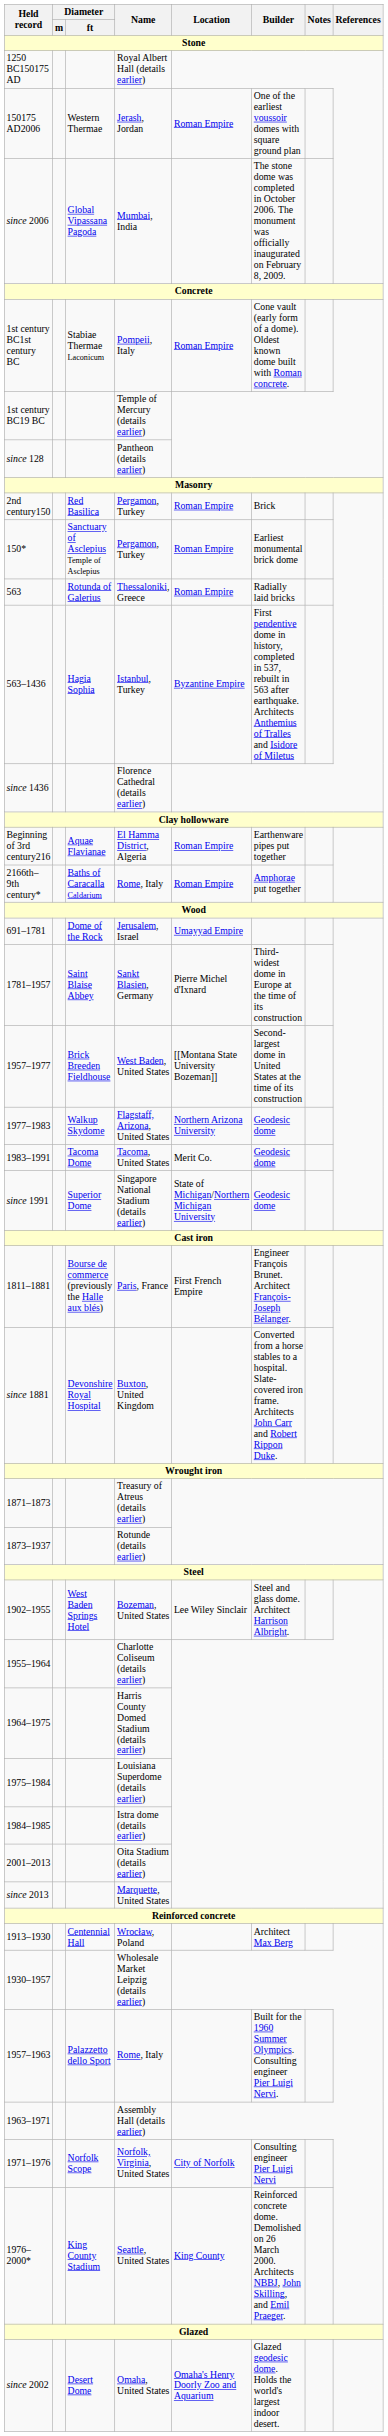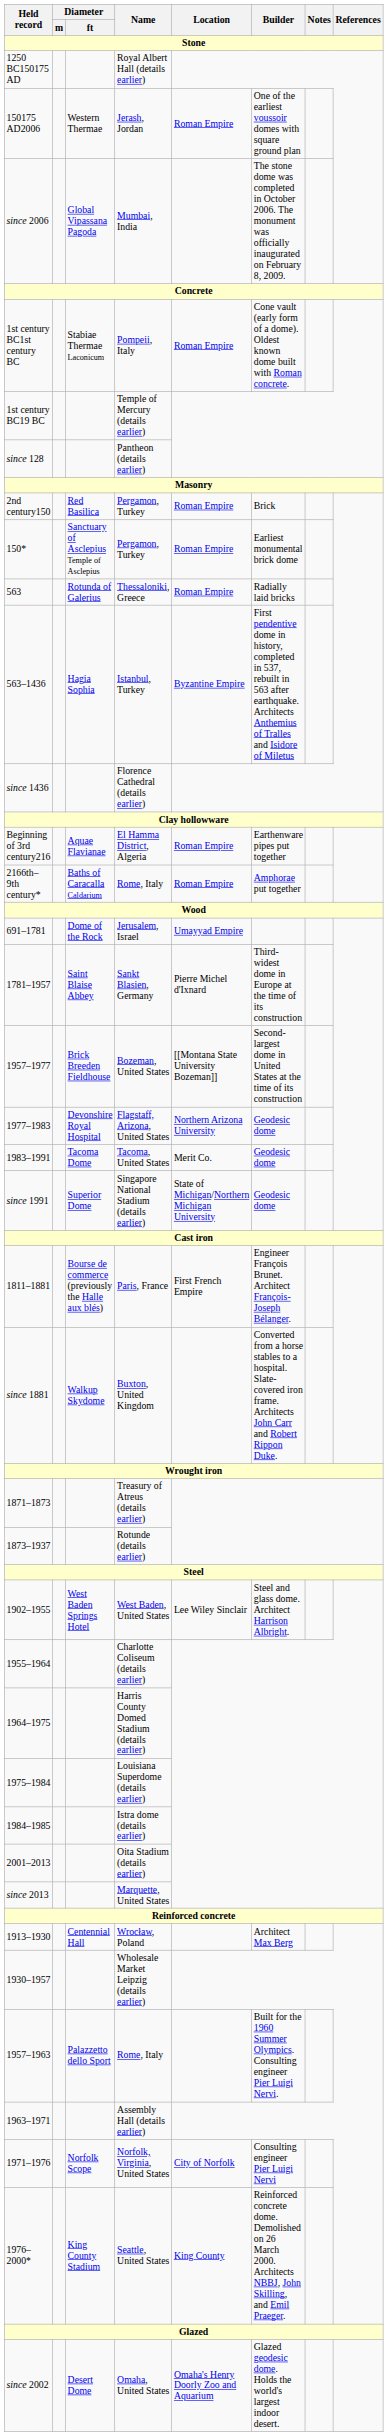(143, 1066) West Baden, United States -> (143, 1066) Bozeman, United States
(86, 1125) Walkup Skydome -> (90, 1125) Devonshire Royal Hospital
(90, 1395) Devonshire Royal Hospital -> (86, 1395) Walkup Skydome
(143, 1610) Bozeman, United States -> (143, 1610) West Baden, United States
